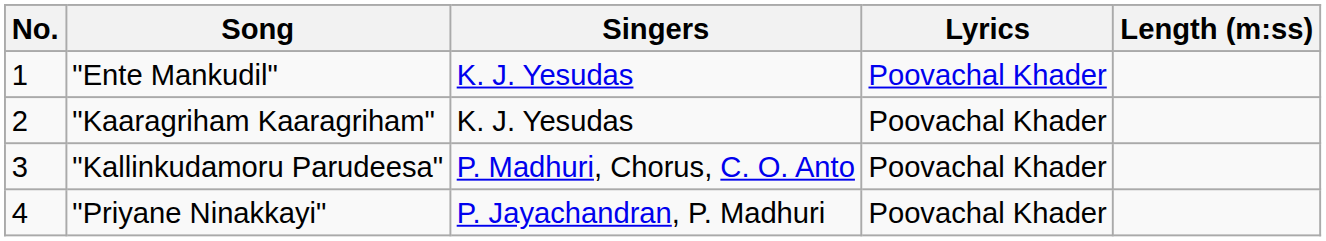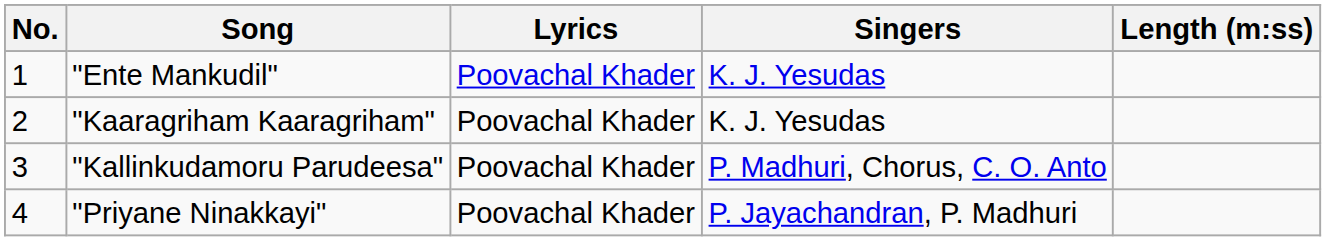columns swapped: (656, 28) <-> (988, 28)
